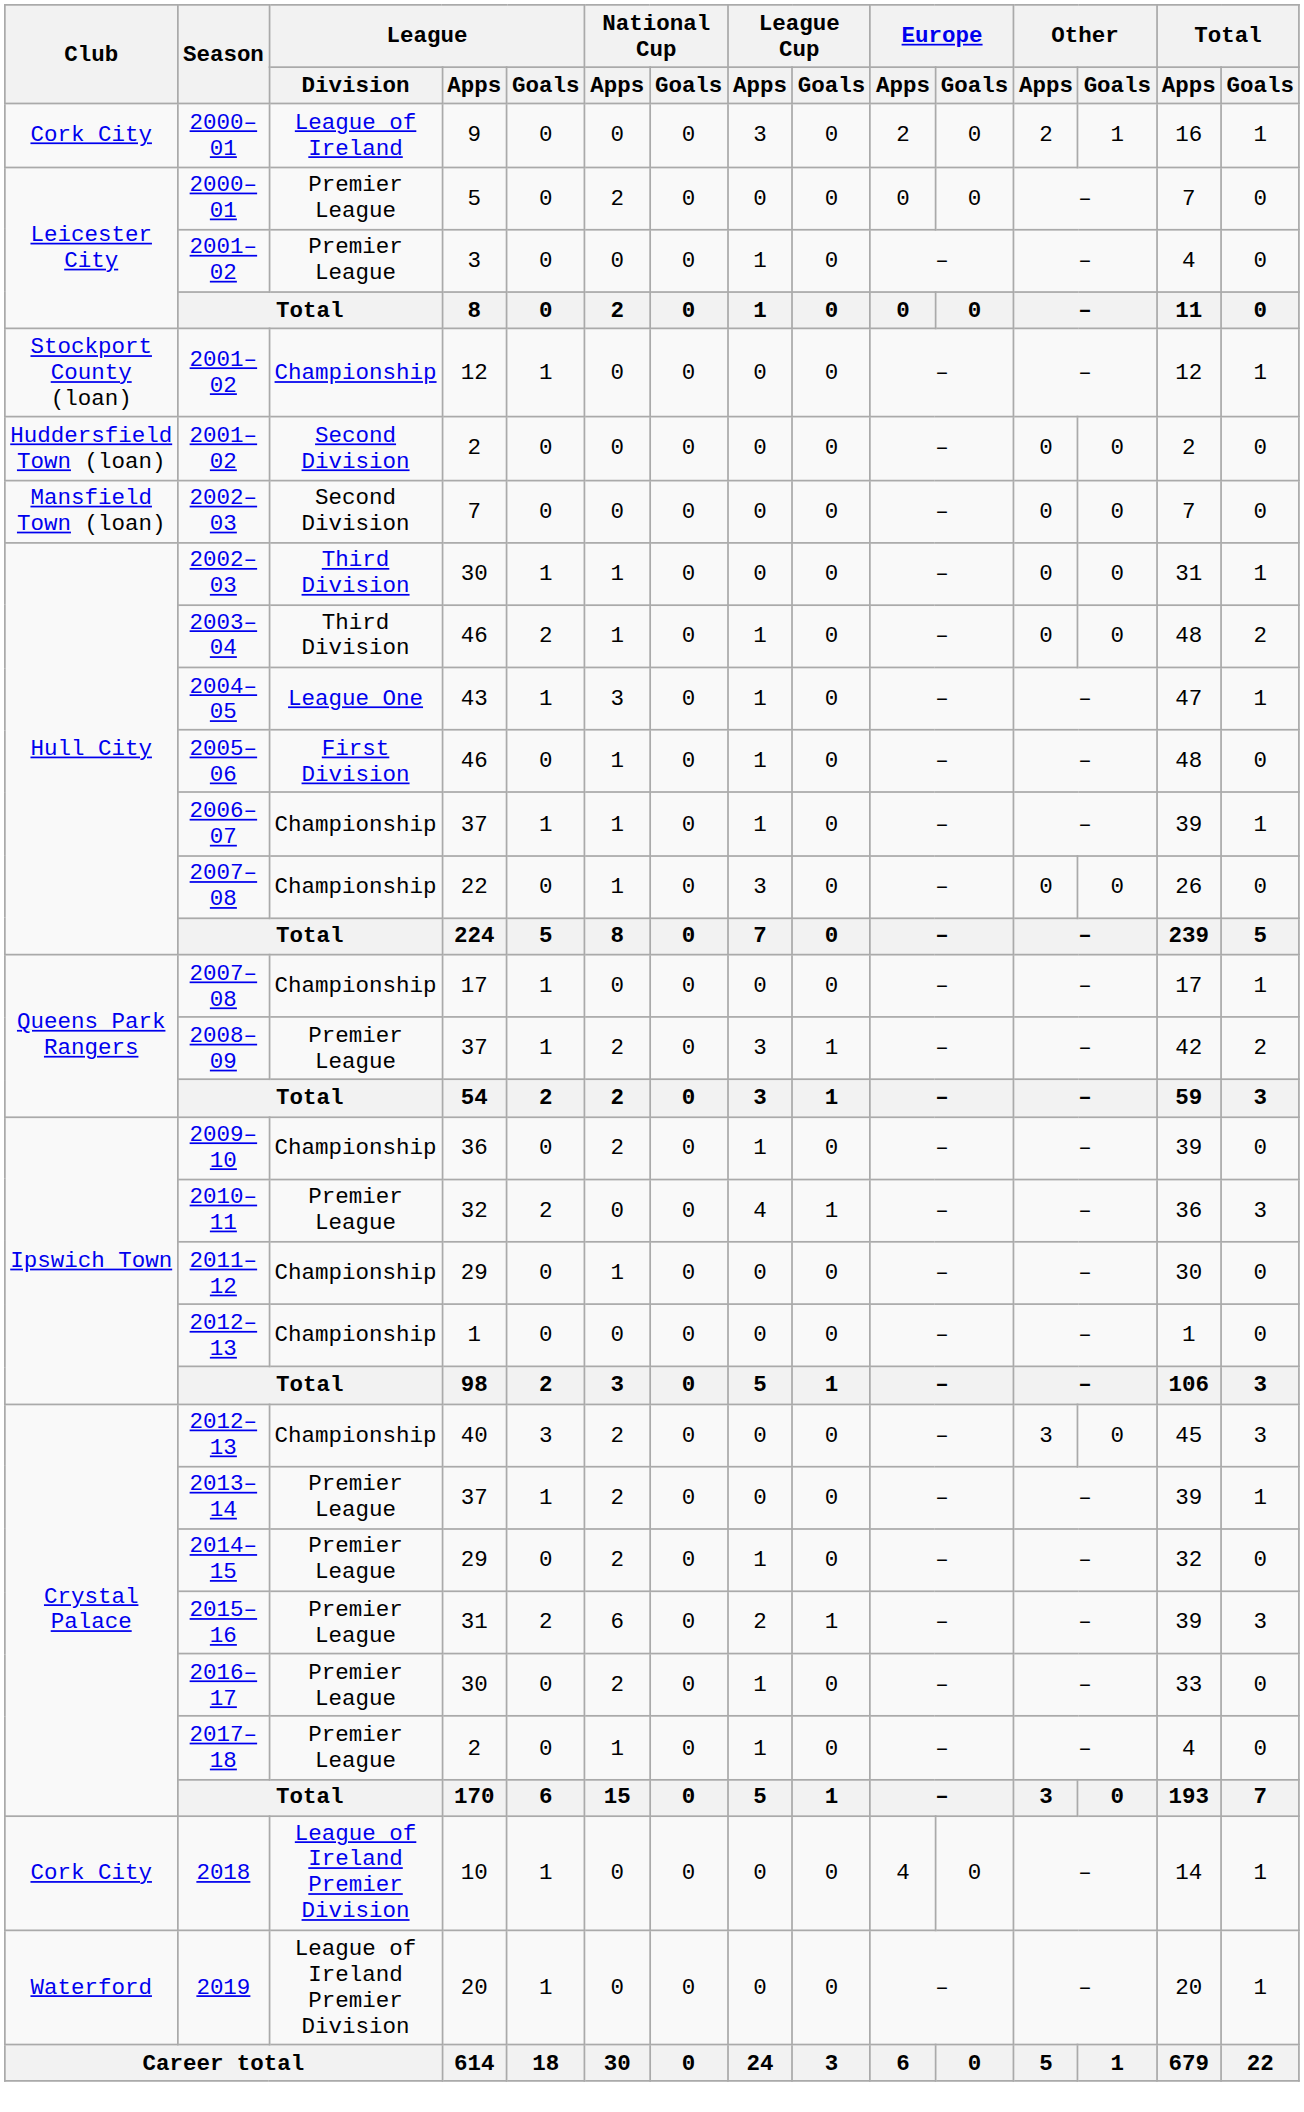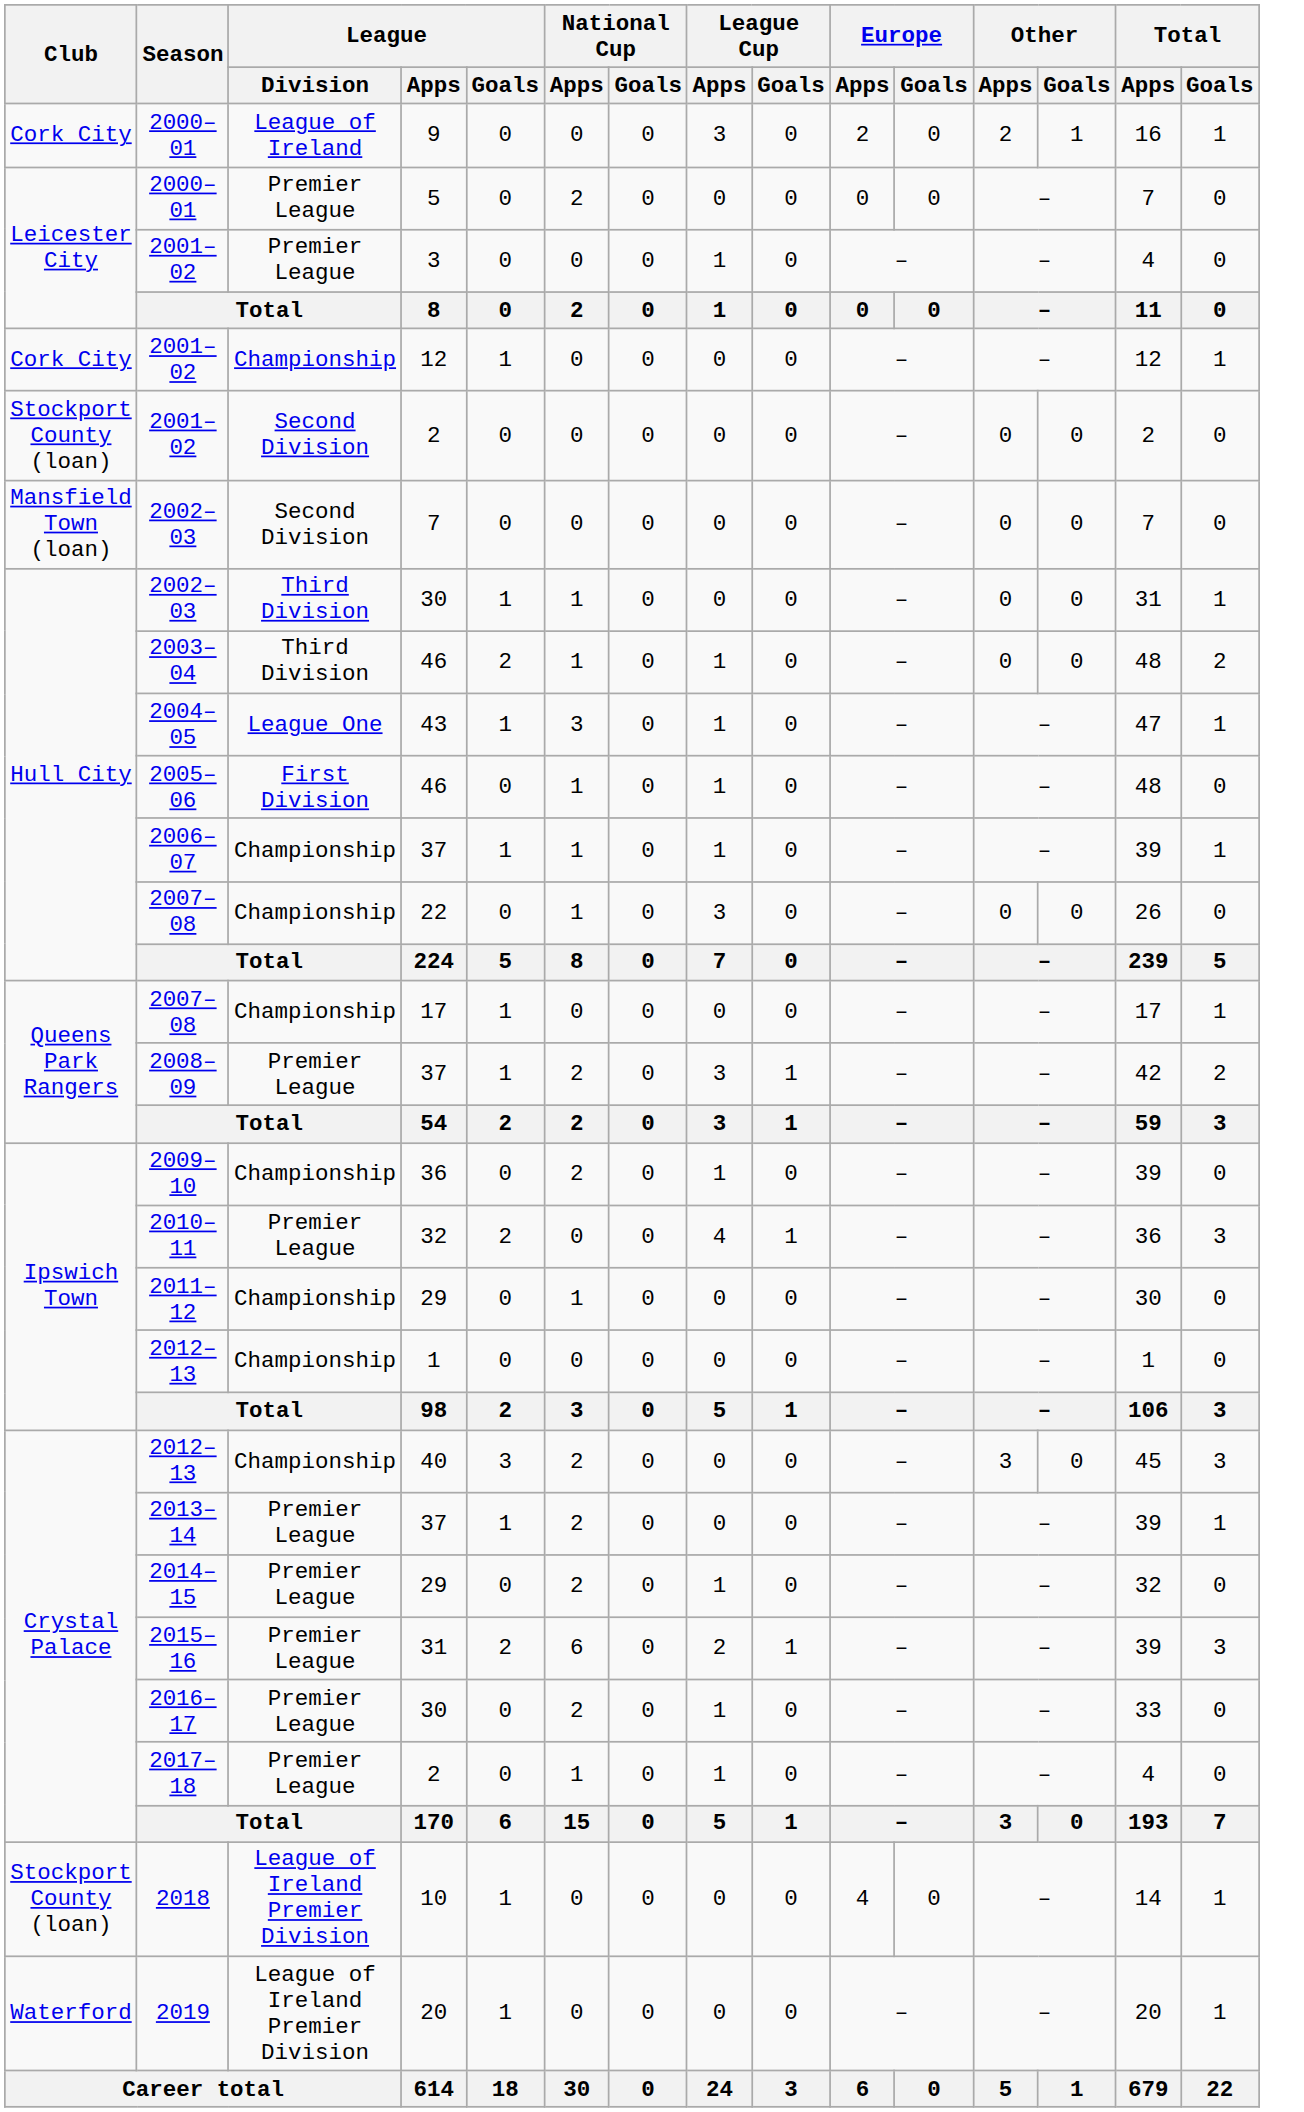(91, 373) Stockport County (loan) -> (71, 360) Cork City
(91, 448) Huddersfield Town (loan) -> (71, 435) Stockport County (loan)
(91, 1873) Cork City -> (71, 1899) Stockport County (loan)
